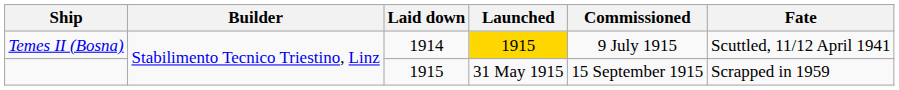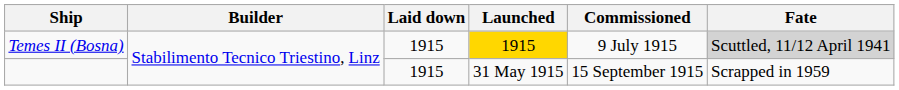(426, 44) 1914 -> (426, 44) 1915
(801, 44) no background -> (801, 44) lightgrey background
